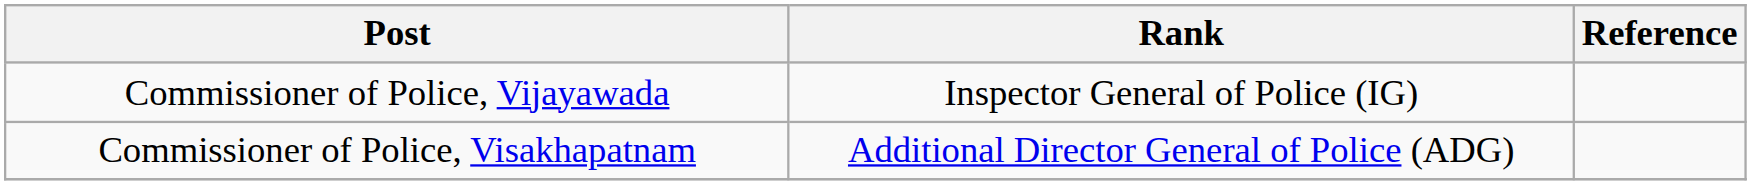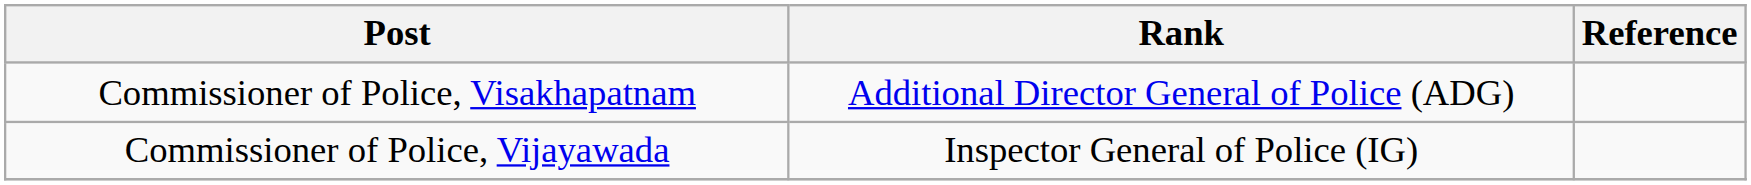rows swapped: (397, 149) <-> (397, 91)
